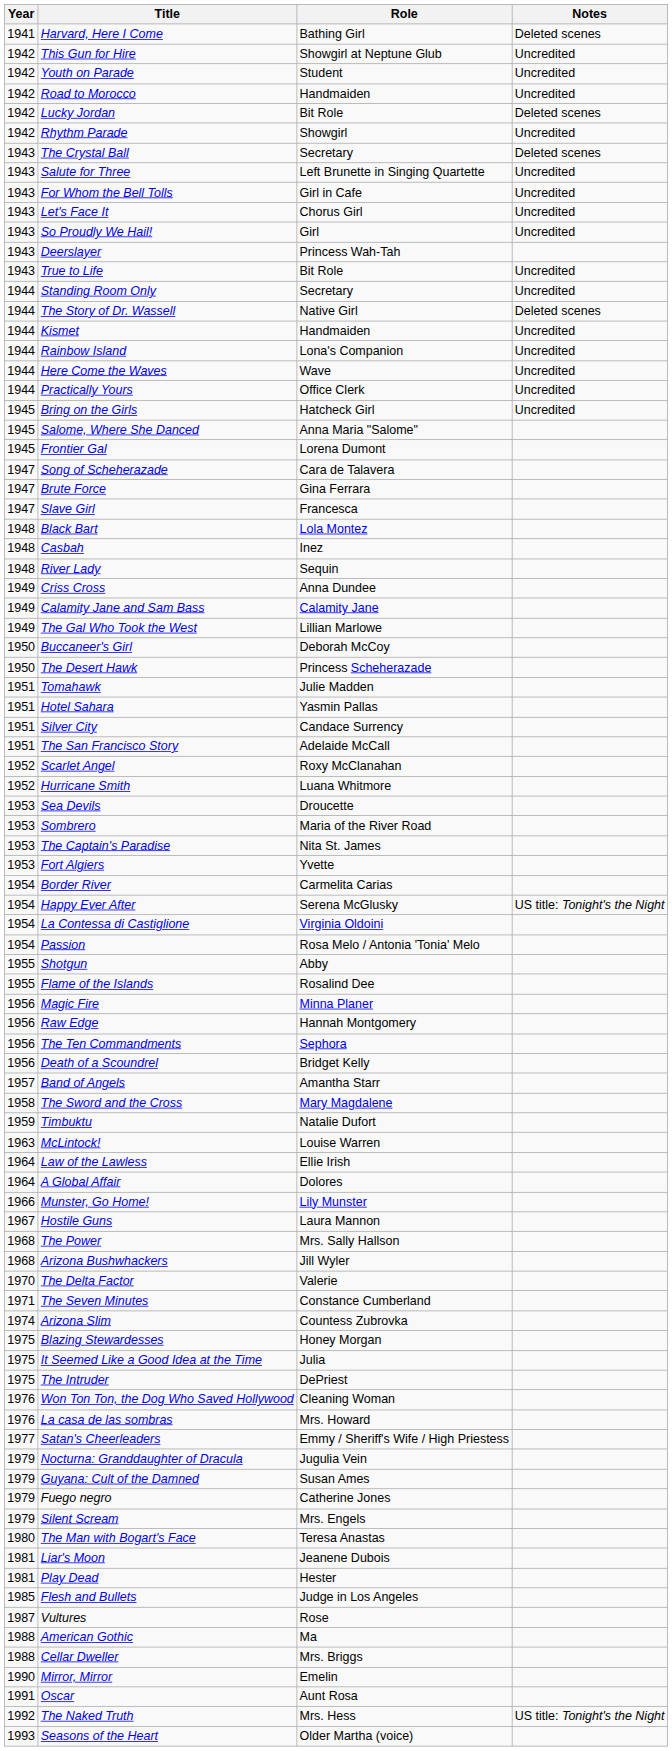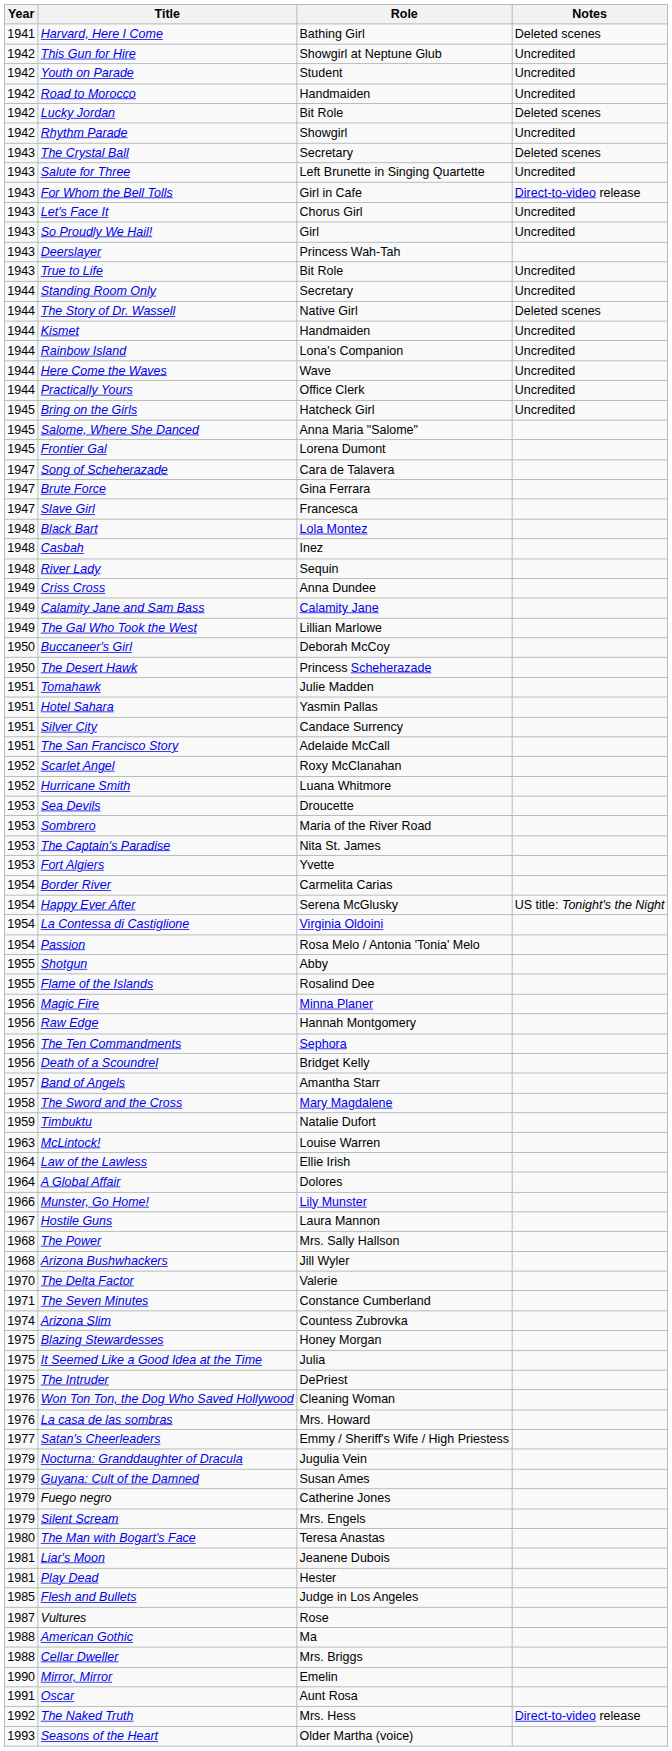(545, 192) Uncredited -> (578, 192) Direct-to-video release
(590, 1716) US title: Tonight's the Night -> (578, 1716) Direct-to-video release
